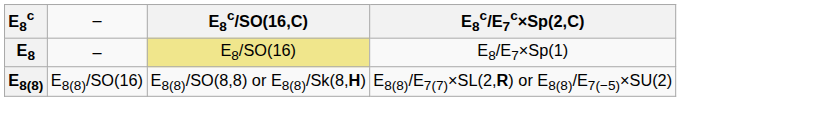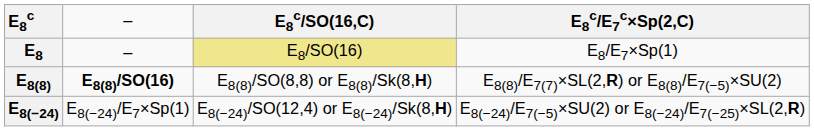(97, 82) normal -> (128, 82) bold
+ row: (34, 111)
